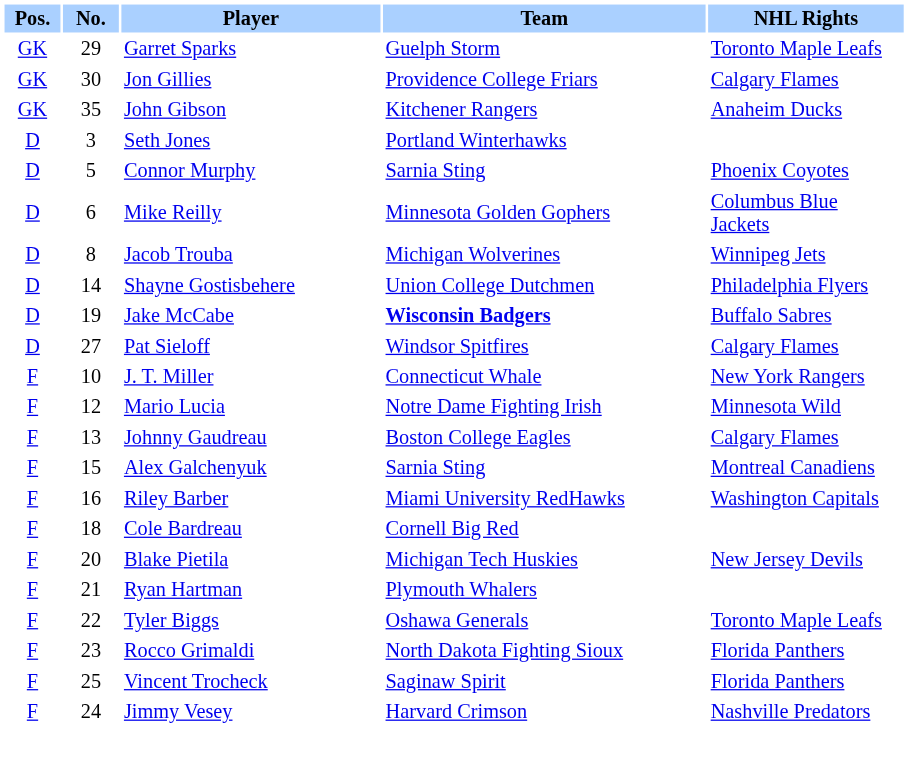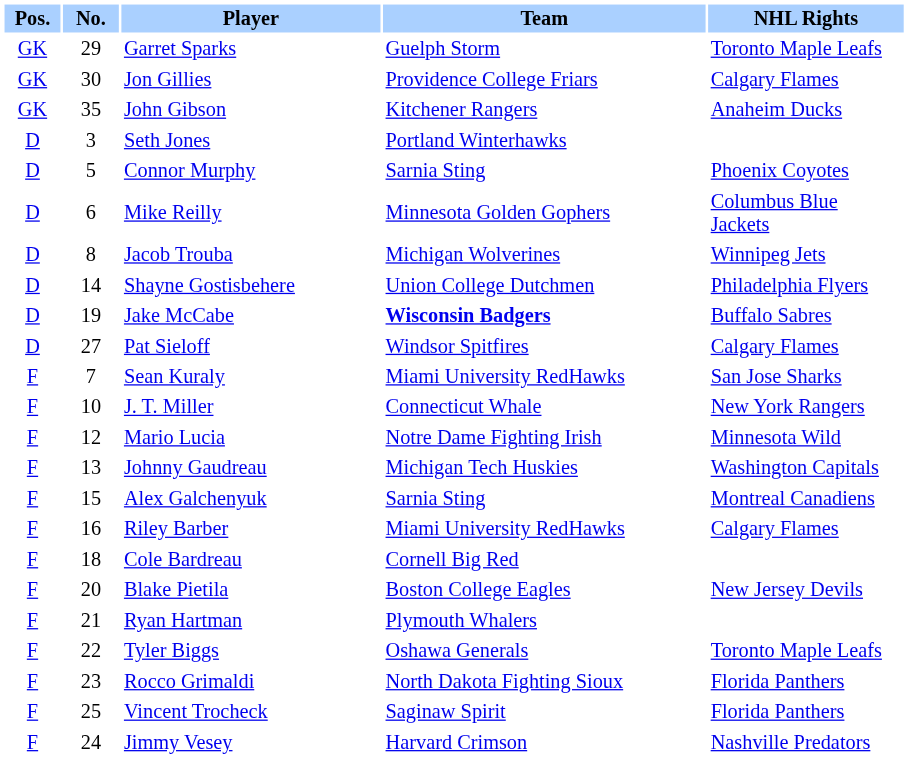+ row: (174, 376)
(478, 437) Boston College Eagles -> (482, 467) Michigan Tech Huskies
(775, 437) Calgary Flames -> (795, 467) Washington Capitals
(795, 498) Washington Capitals -> (775, 528) Calgary Flames
(482, 559) Michigan Tech Huskies -> (478, 589) Boston College Eagles
